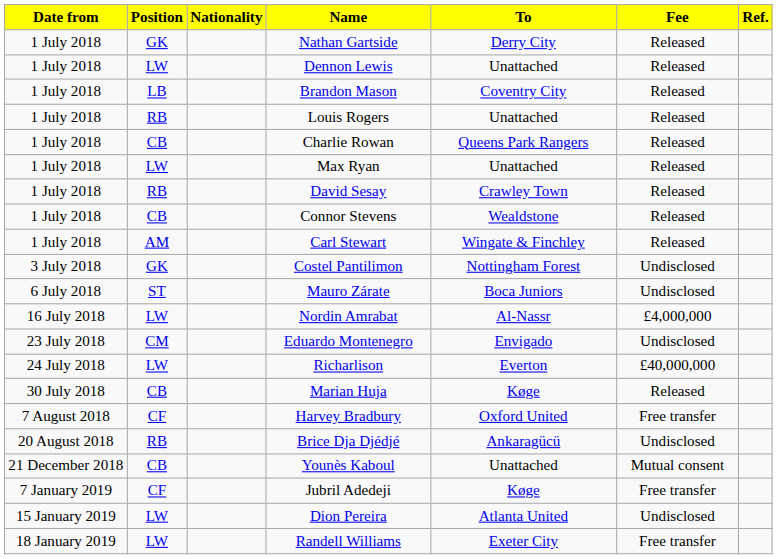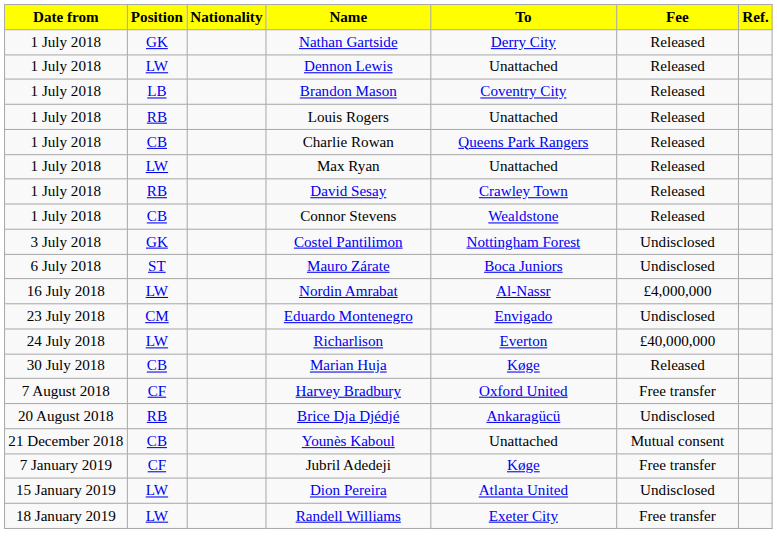- row: (348, 241)
